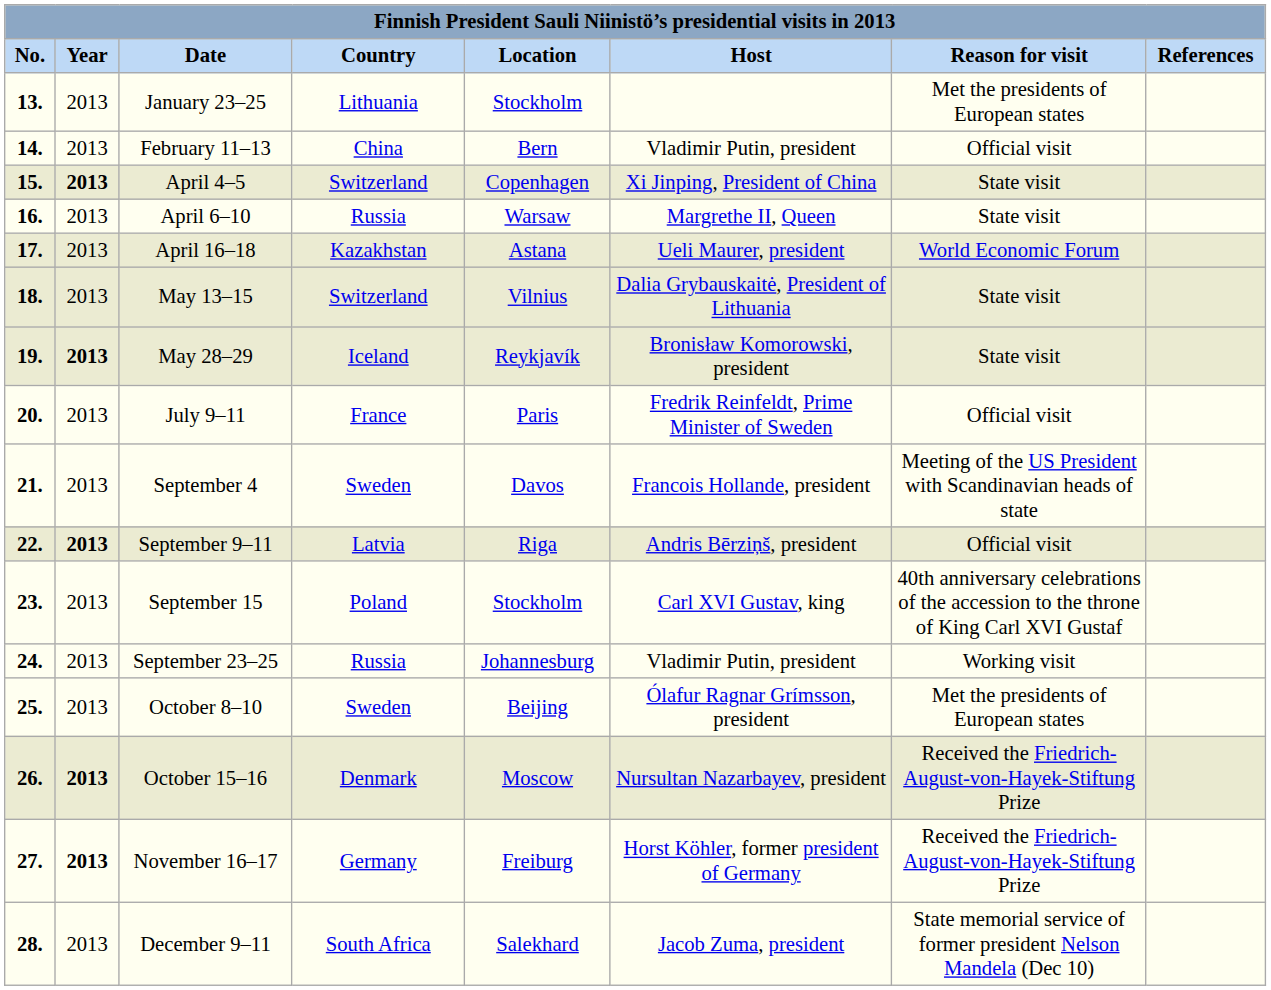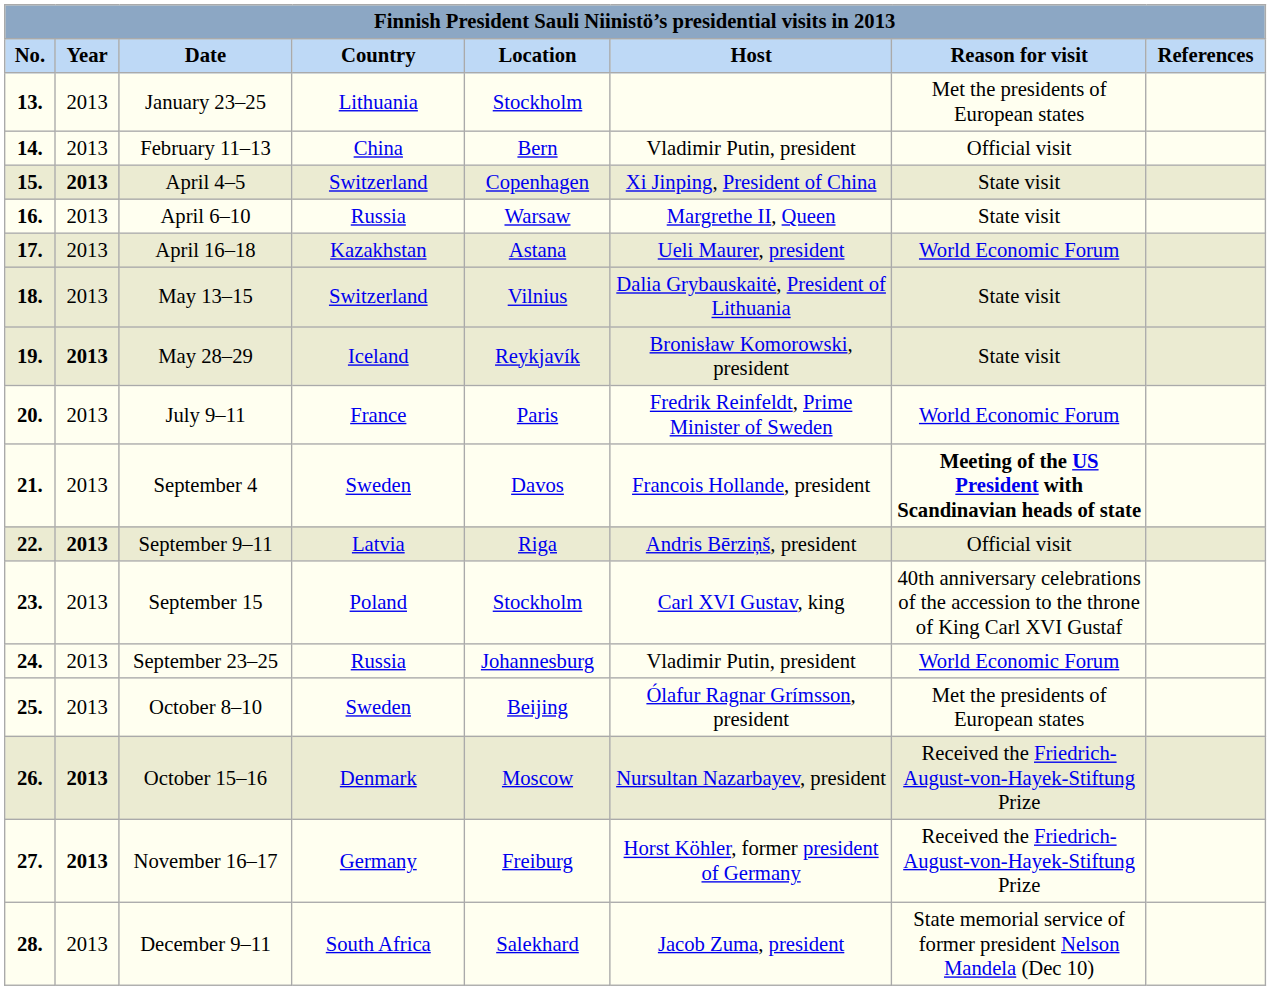(1019, 414) Official visit -> (1019, 414) World Economic Forum
(1019, 484) normal -> (1019, 484) bold
(1019, 660) Working visit -> (1019, 660) World Economic Forum
